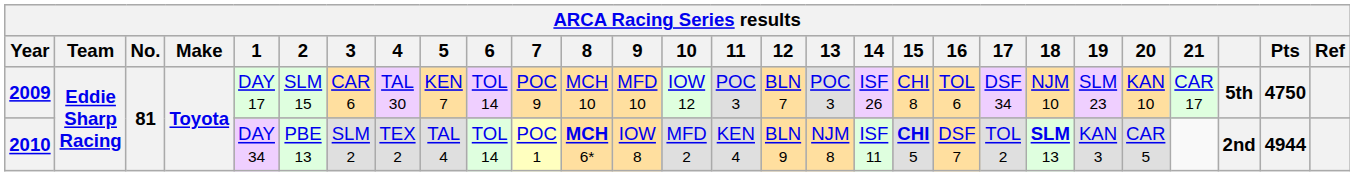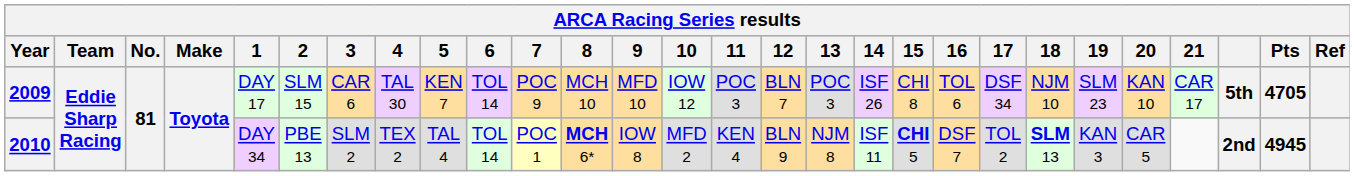(1285, 92) 4750 -> (1285, 92) 4705
(1285, 145) 4944 -> (1285, 145) 4945
